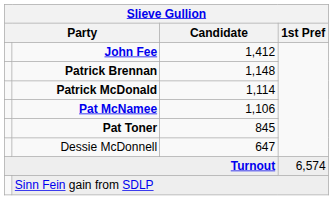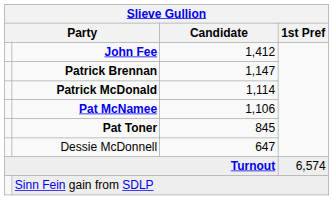(260, 71) 1,148 -> (260, 71) 1,147
